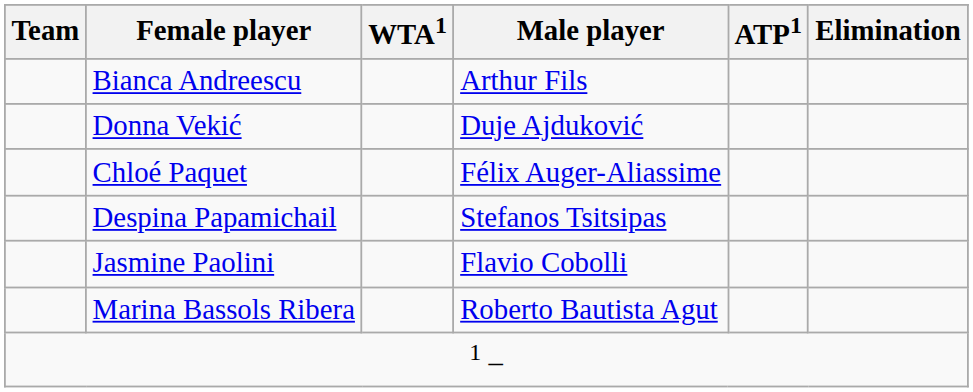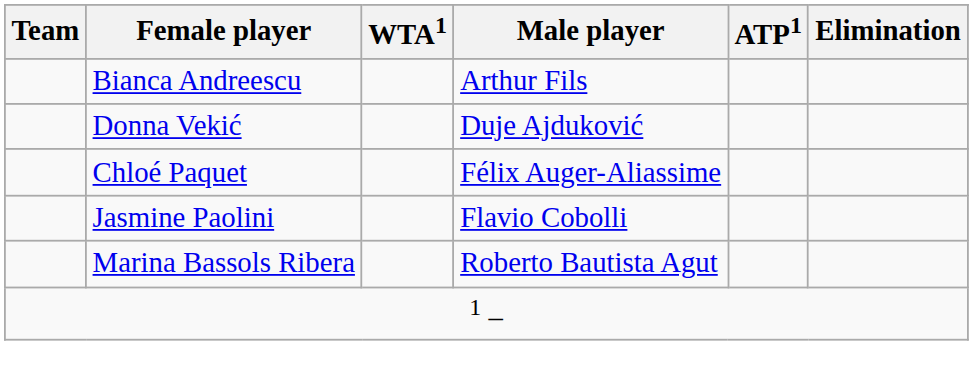- row: (215, 217)
